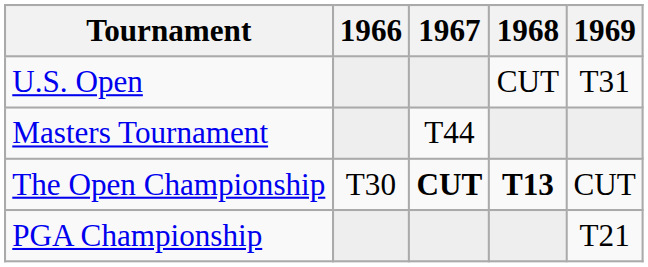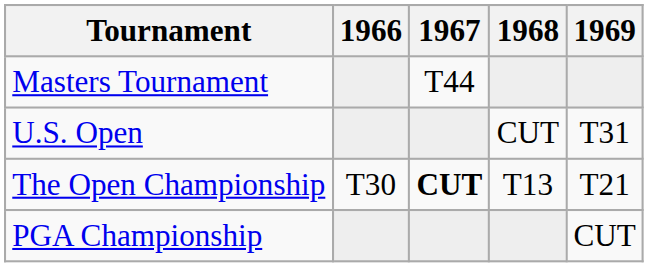rows swapped: (140, 133) <-> (78, 81)
(528, 184) bold -> (528, 184) normal
(605, 184) CUT -> (605, 184) T21
(605, 235) T21 -> (605, 235) CUT
